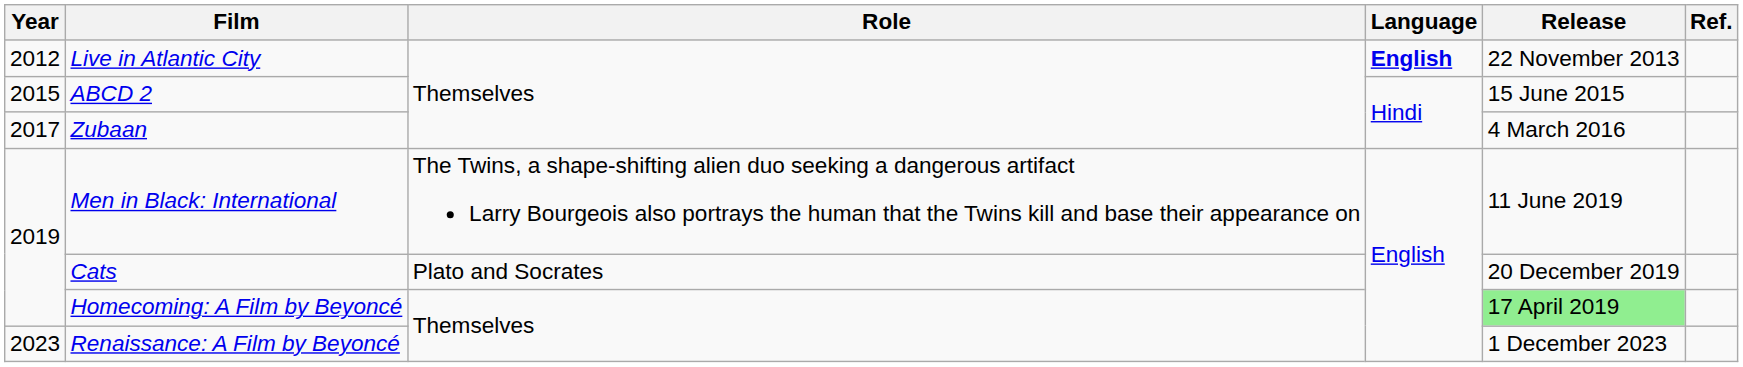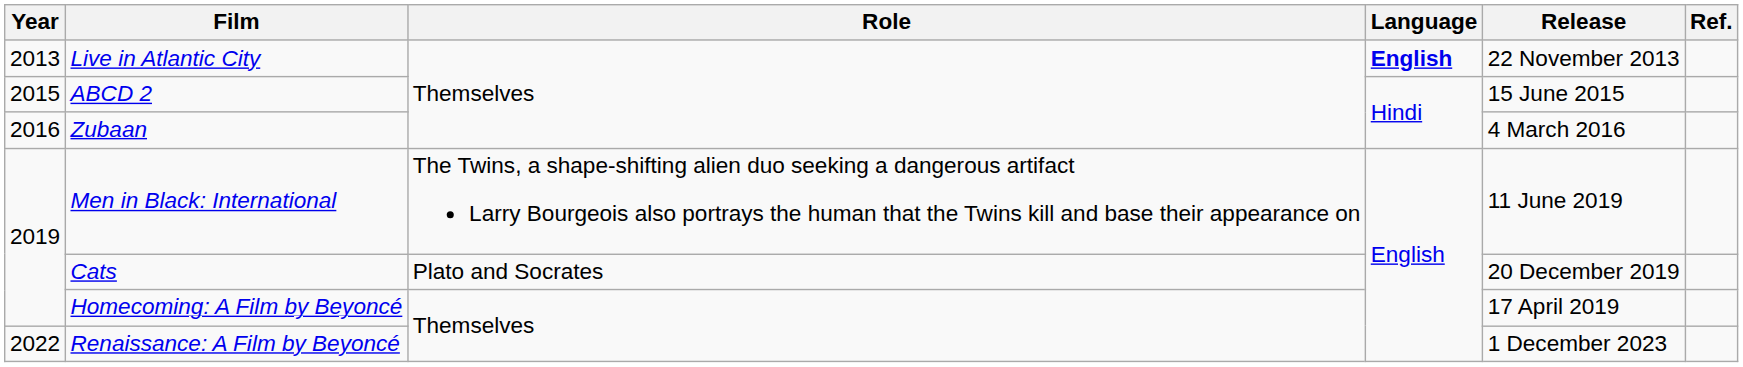(35, 58) 2012 -> (35, 58) 2013
(35, 129) 2017 -> (35, 129) 2016
(1554, 307) lightgreen background -> (1554, 307) no background
(35, 343) 2023 -> (35, 343) 2022
